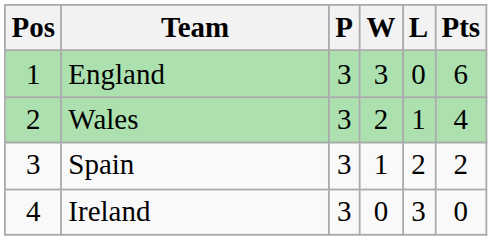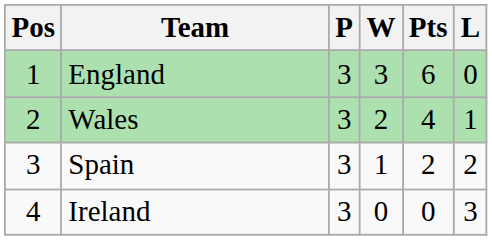columns swapped: (419, 27) <-> (461, 27)
